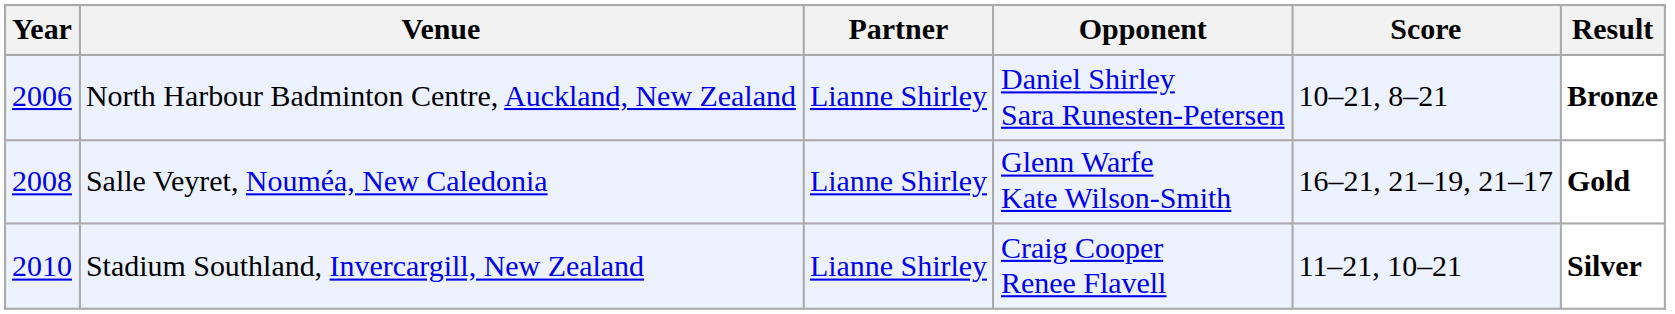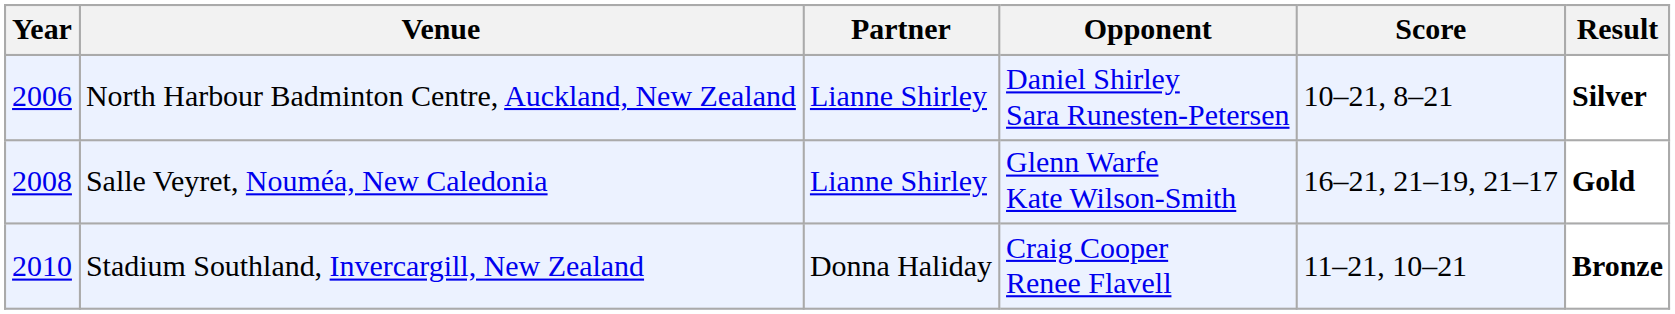(1612, 96) Bronze -> (1609, 96) Silver
(898, 266) Lianne Shirley -> (901, 266) Donna Haliday
(1604, 266) Silver -> (1617, 266) Bronze
